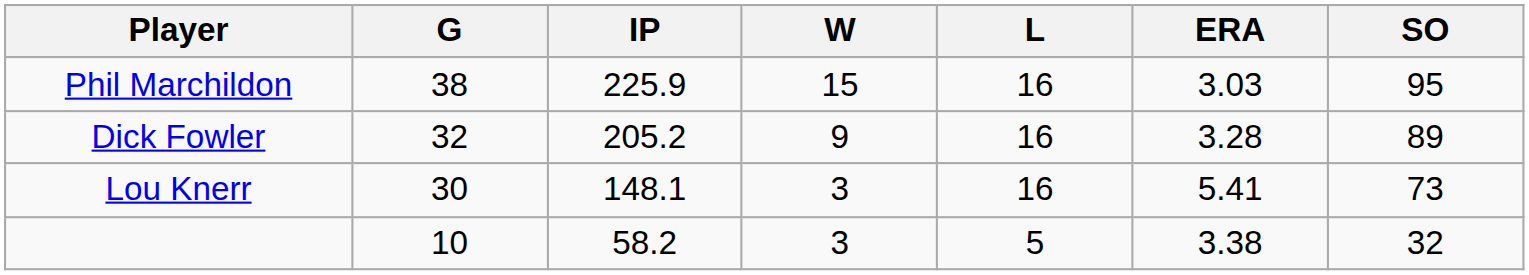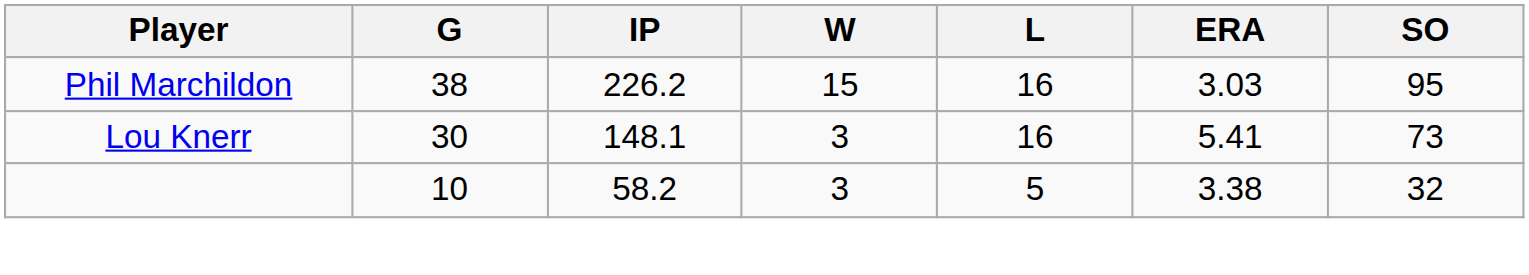(645, 83) 225.9 -> (645, 83) 226.2
- row: (178, 136)
